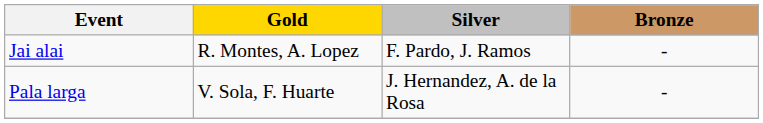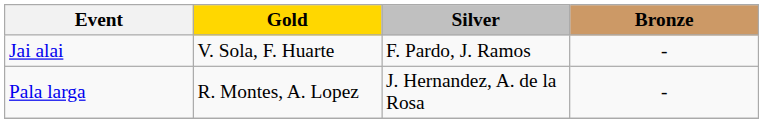(278, 50) R. Montes, A. Lopez -> (266, 50) V. Sola, F. Huarte
(266, 92) V. Sola, F. Huarte -> (278, 92) R. Montes, A. Lopez
